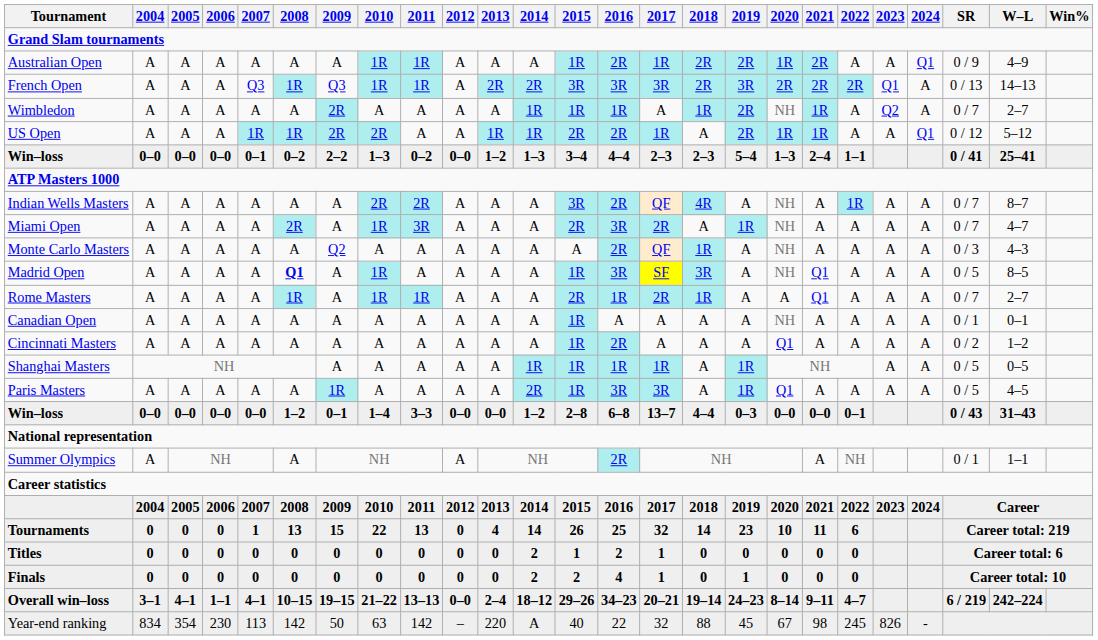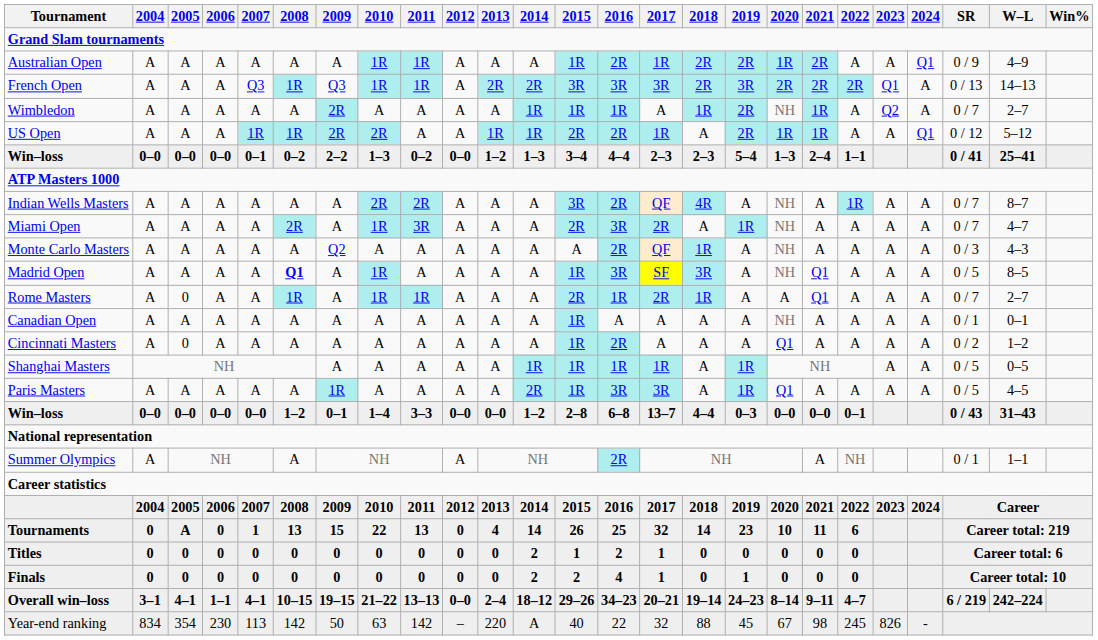(185, 296) A -> (185, 296) 0
(185, 343) A -> (185, 343) 0
(185, 530) 0 -> (185, 530) A
